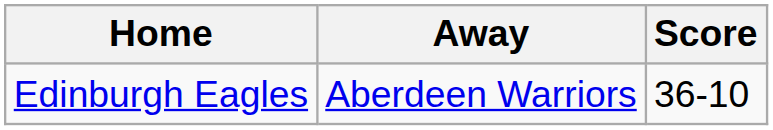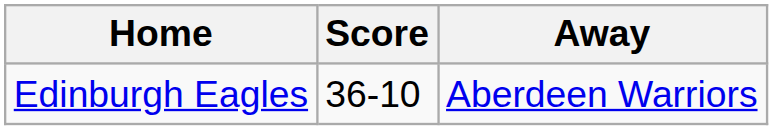columns swapped: (706, 34) <-> (481, 34)
